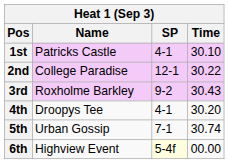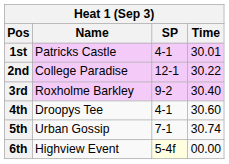(206, 52) 30.10 -> (206, 52) 30.01
(206, 91) 30.43 -> (206, 91) 30.40
(206, 110) 30.20 -> (206, 110) 30.60
